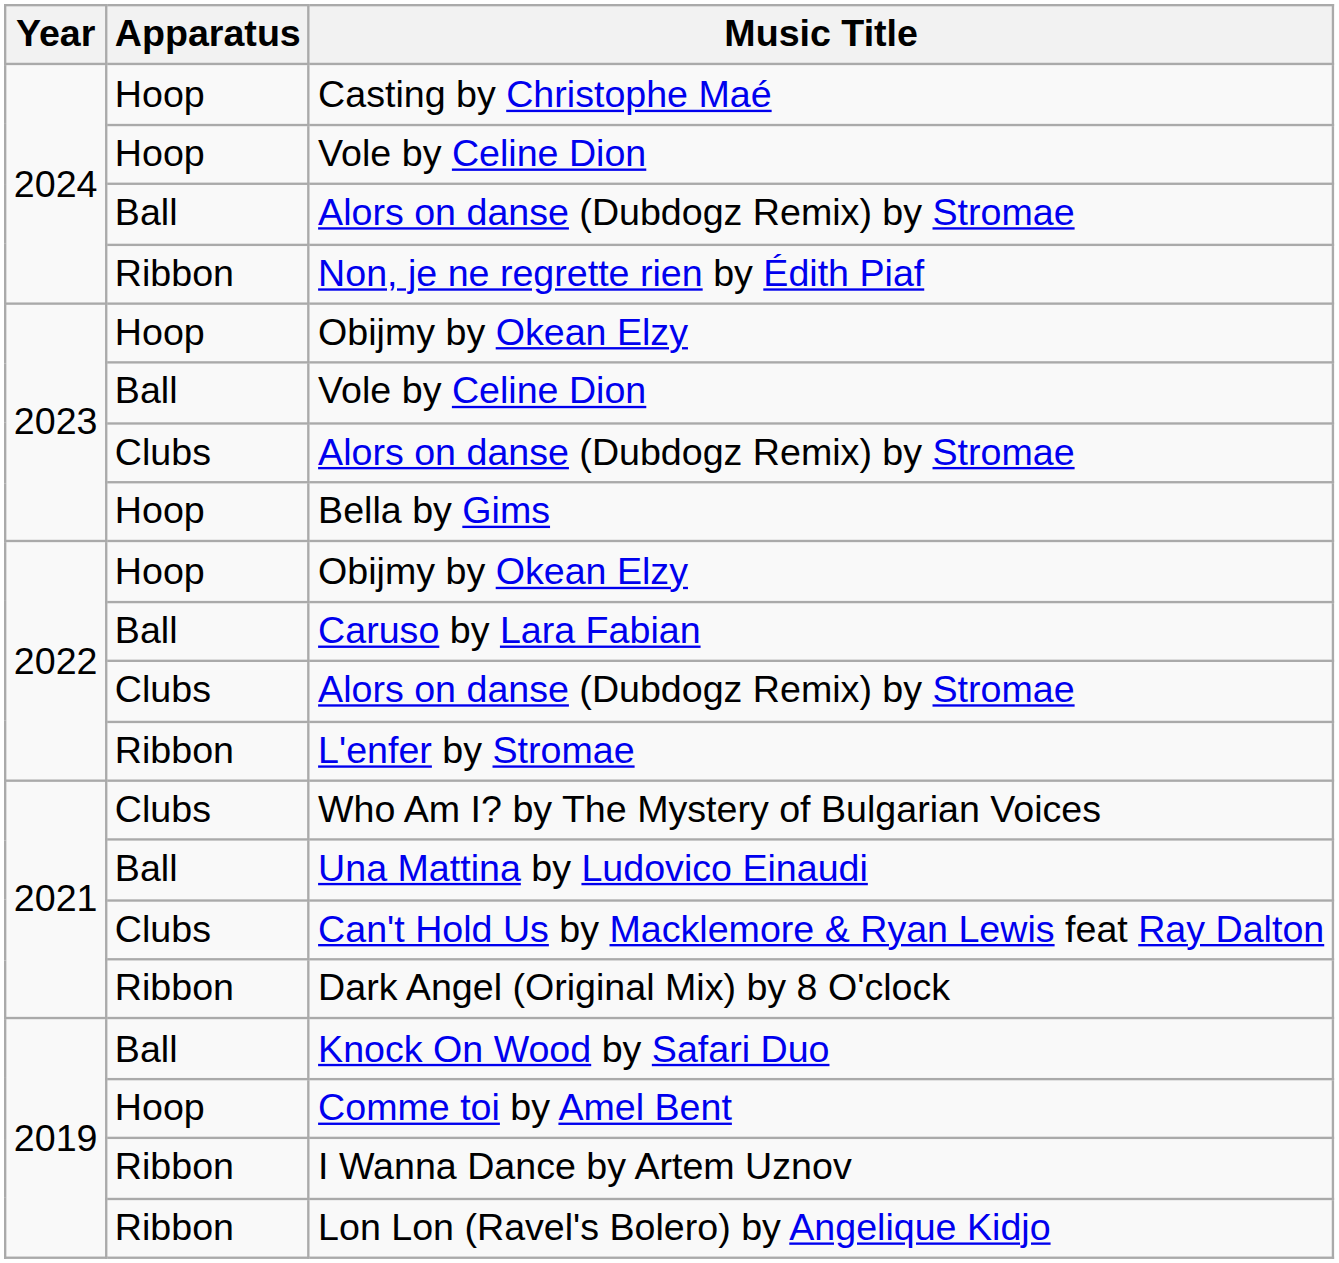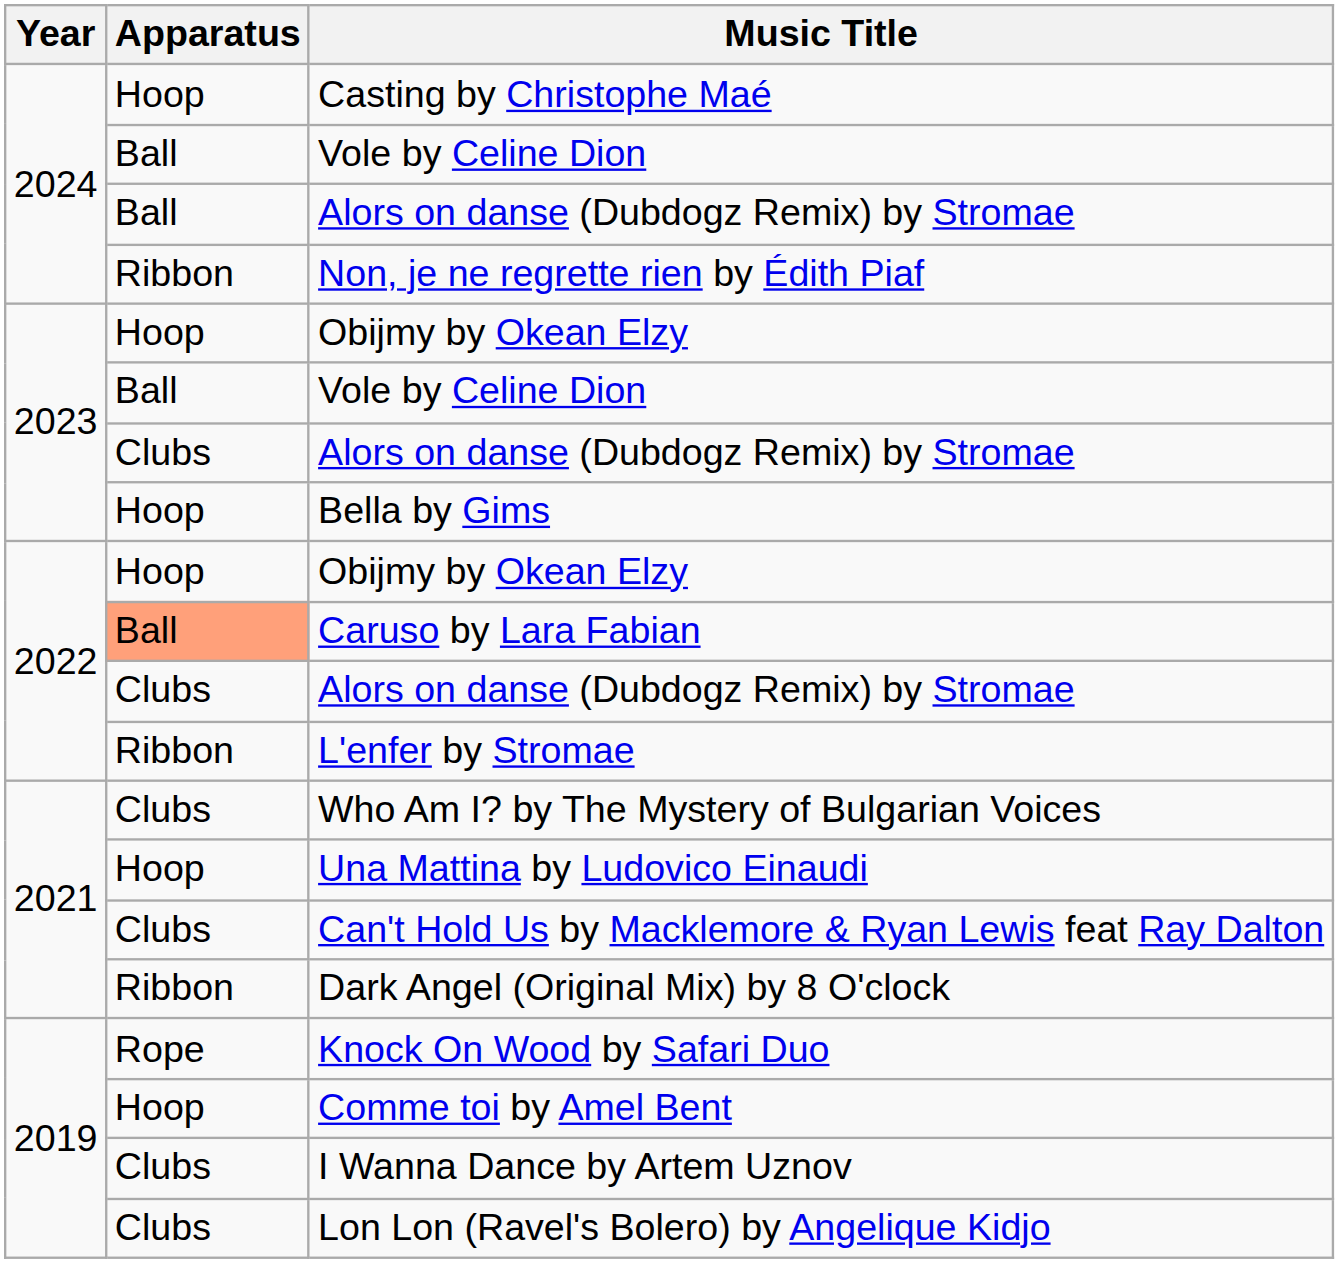(160, 153) Hoop -> (146, 153) Ball
(146, 630) no background -> (146, 630) lightsalmon background
(146, 869) Ball -> (160, 869) Hoop
(146, 1048) Ball -> (160, 1048) Rope
(174, 1167) Ribbon -> (163, 1167) Clubs
(174, 1226) Ribbon -> (163, 1226) Clubs
